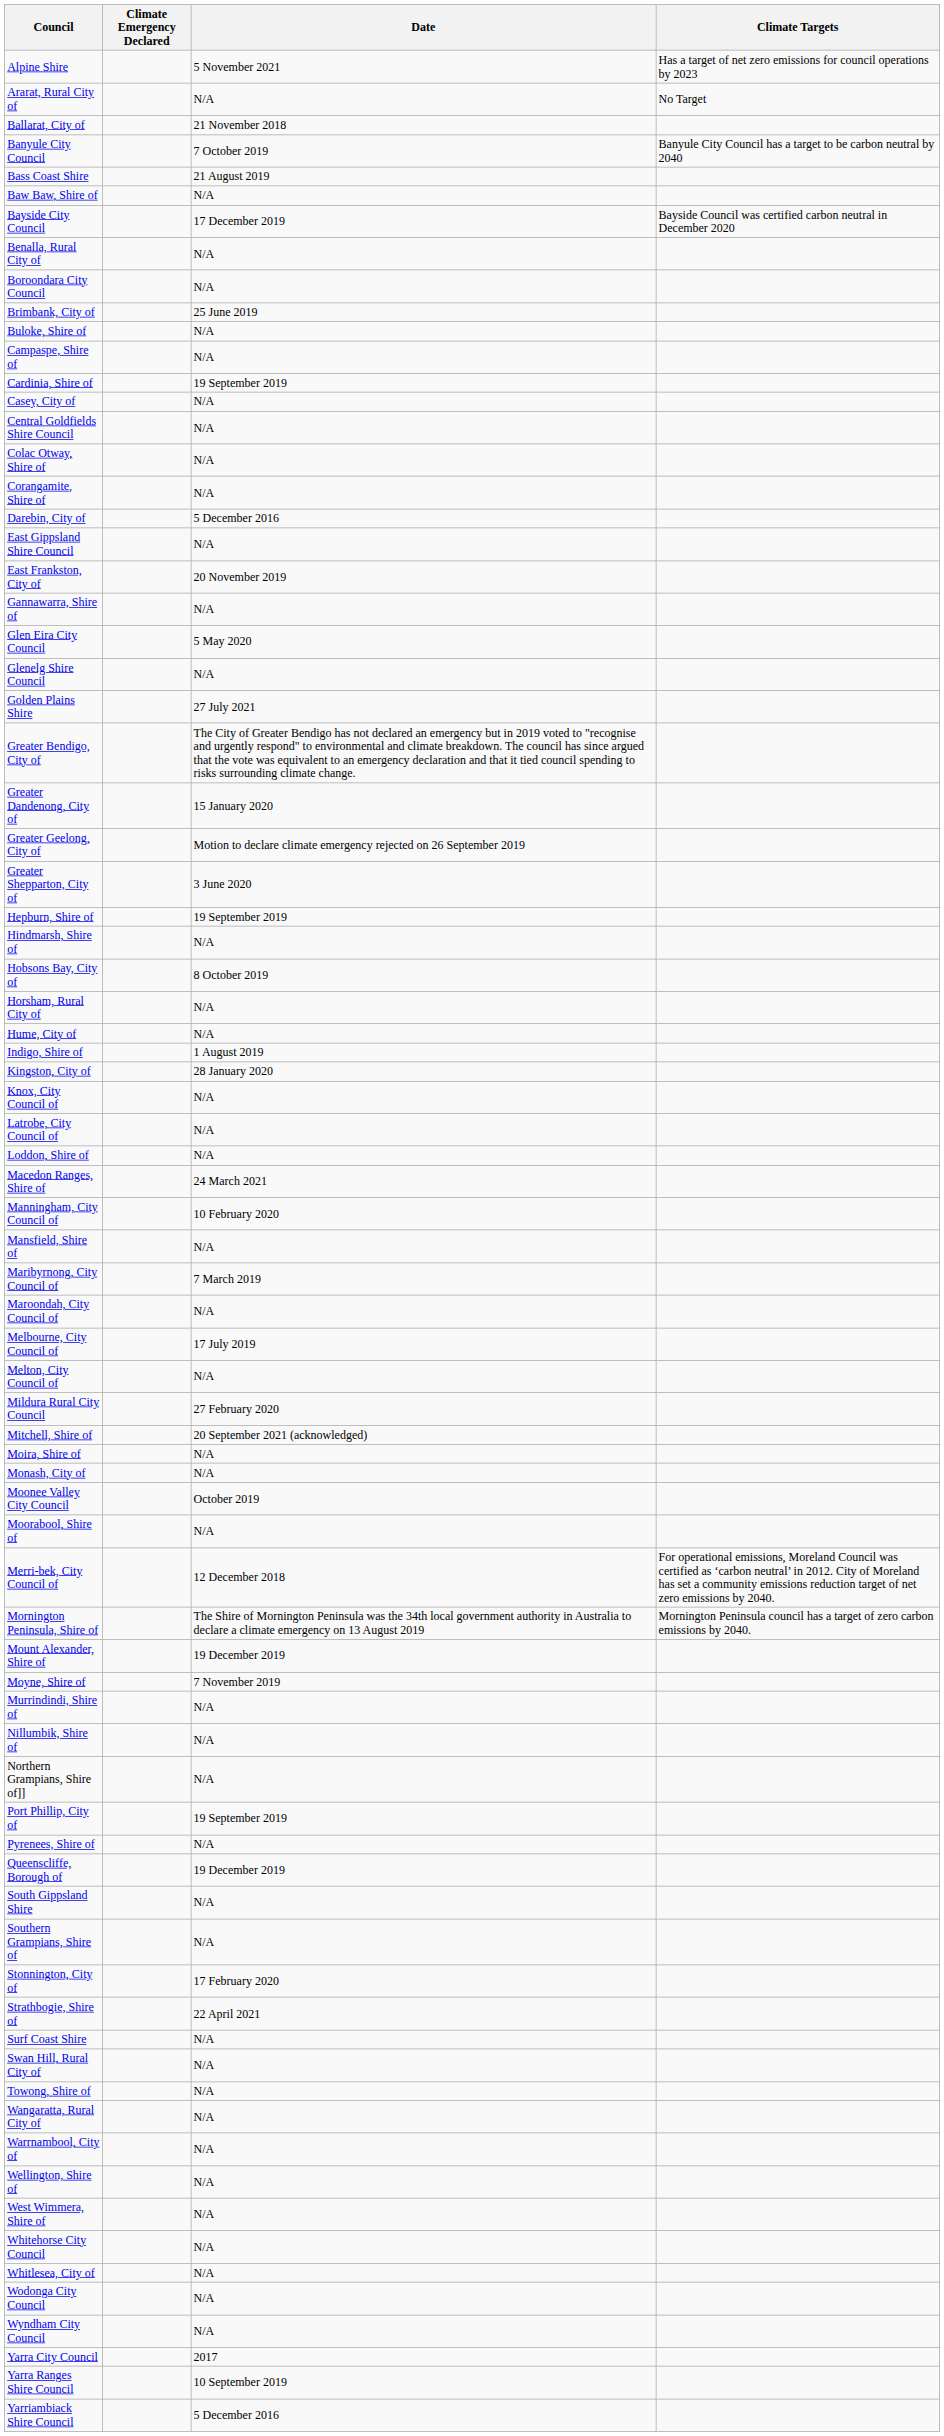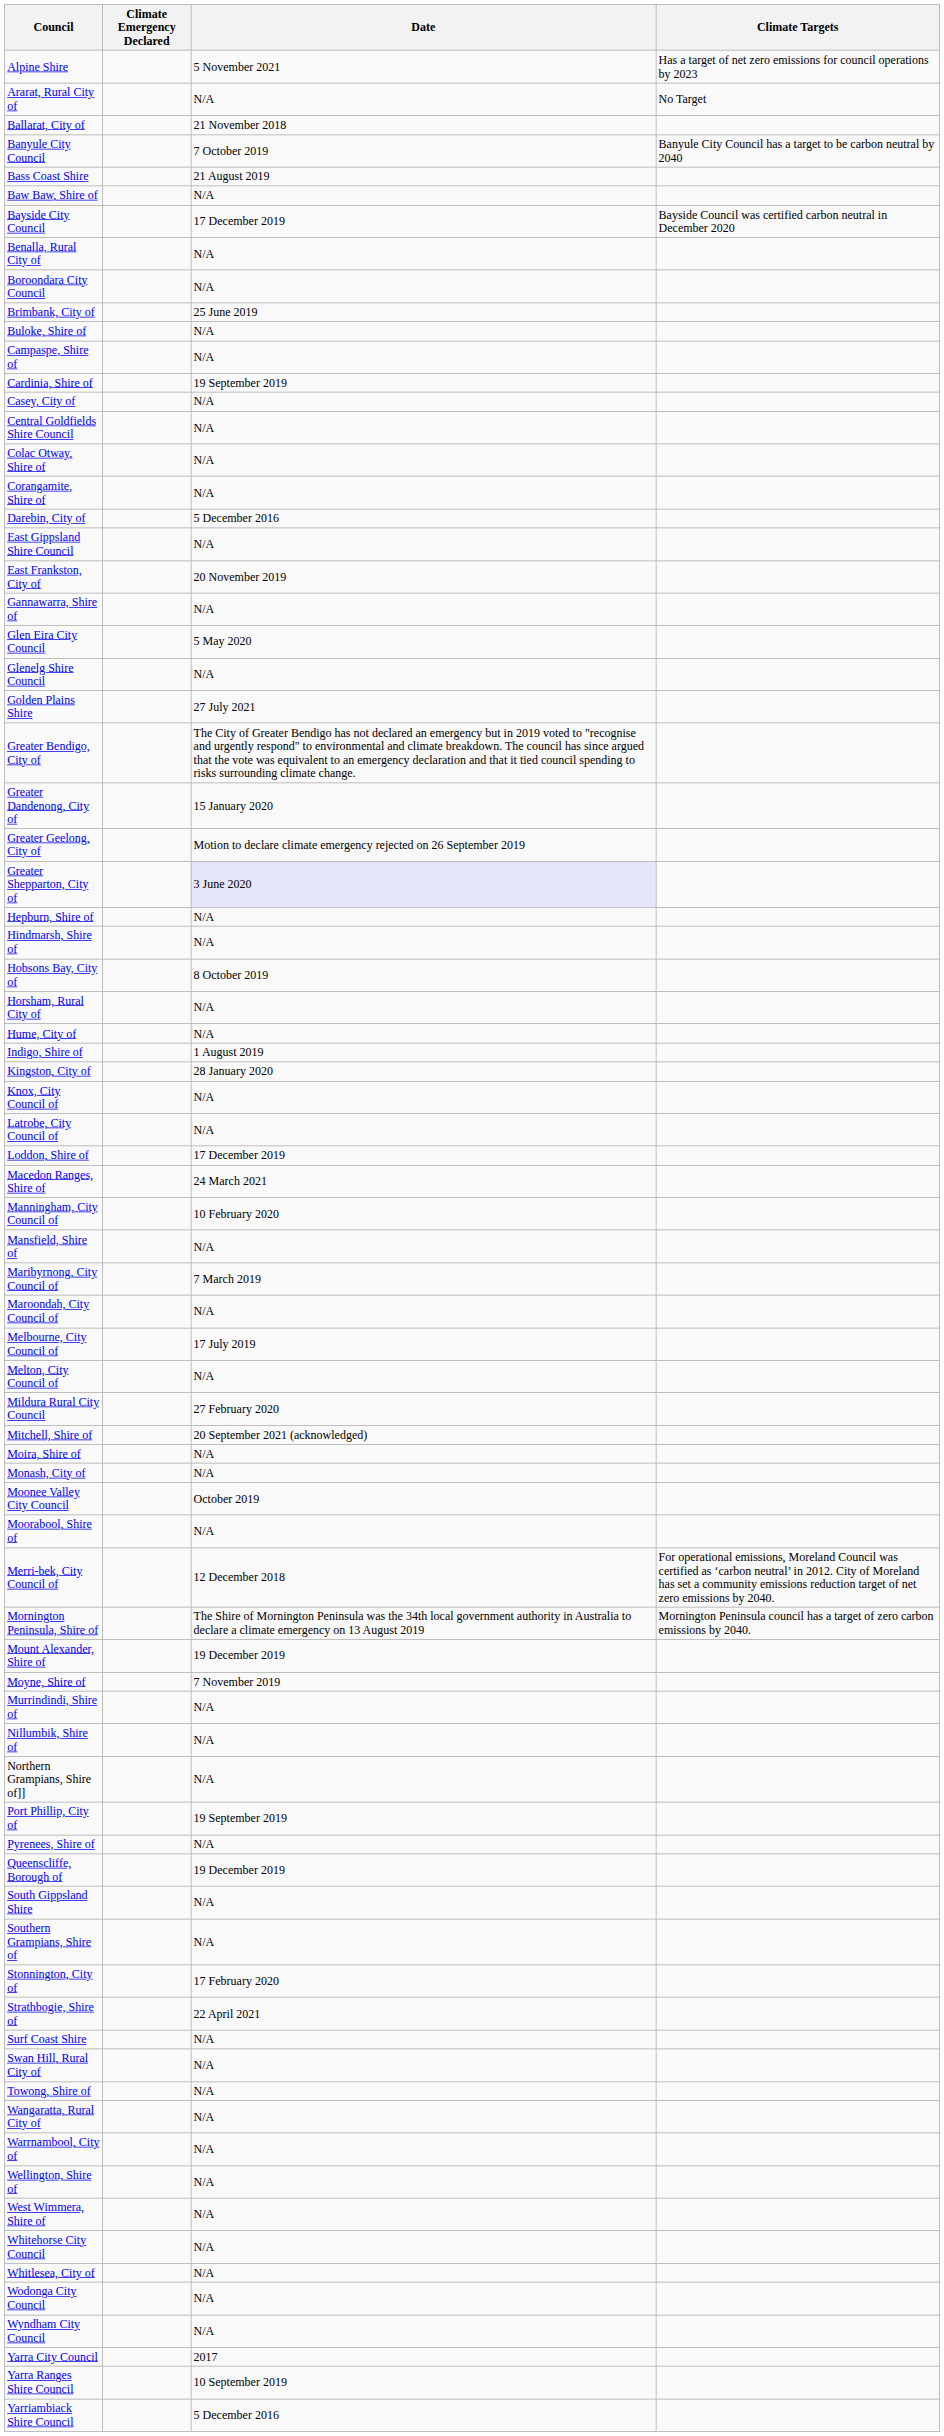(223, 884) no background -> (223, 884) lavender background
(240, 916) 19 September 2019 -> (204, 916) N/A
(204, 1155) N/A -> (239, 1155) 17 December 2019
